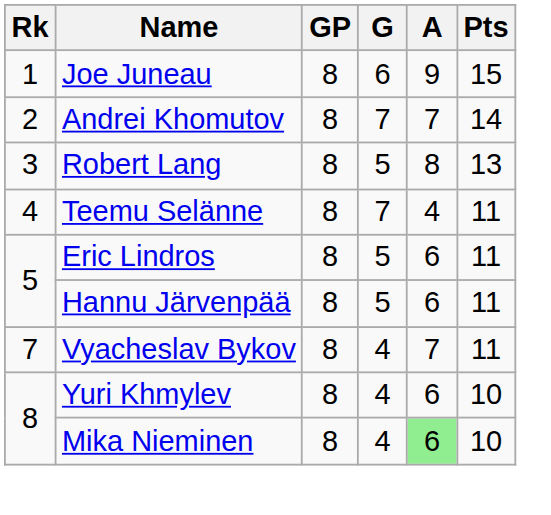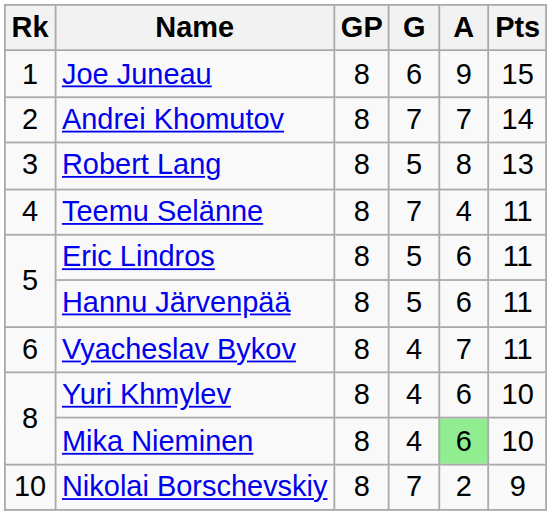(30, 348) 7 -> (30, 348) 6
+ row: (195, 486)
